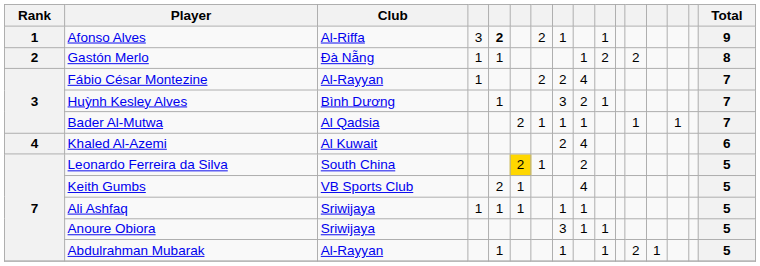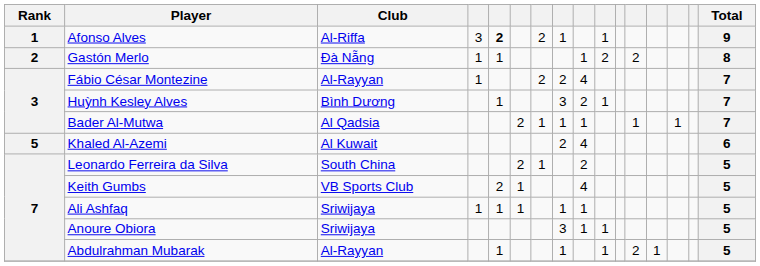(34, 144) 4 -> (34, 144) 5
(521, 165) gold background -> (521, 165) no background
